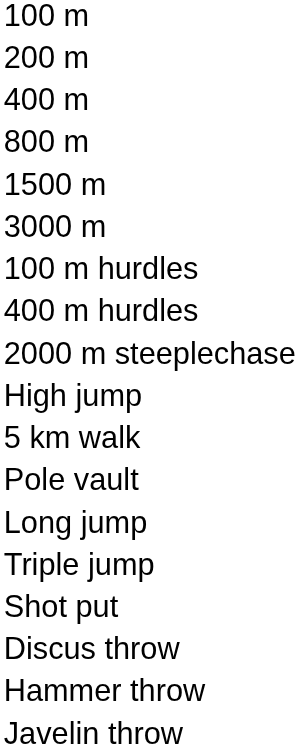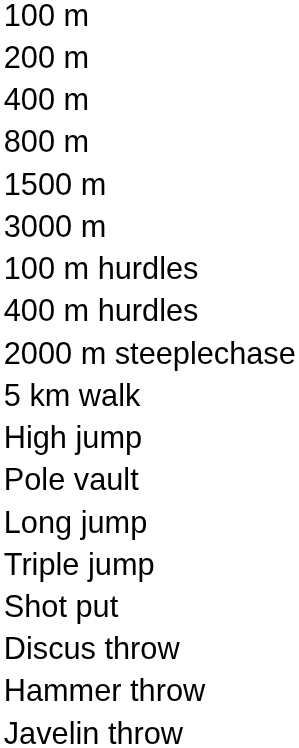rows swapped: (72, 437) <-> (73, 395)
